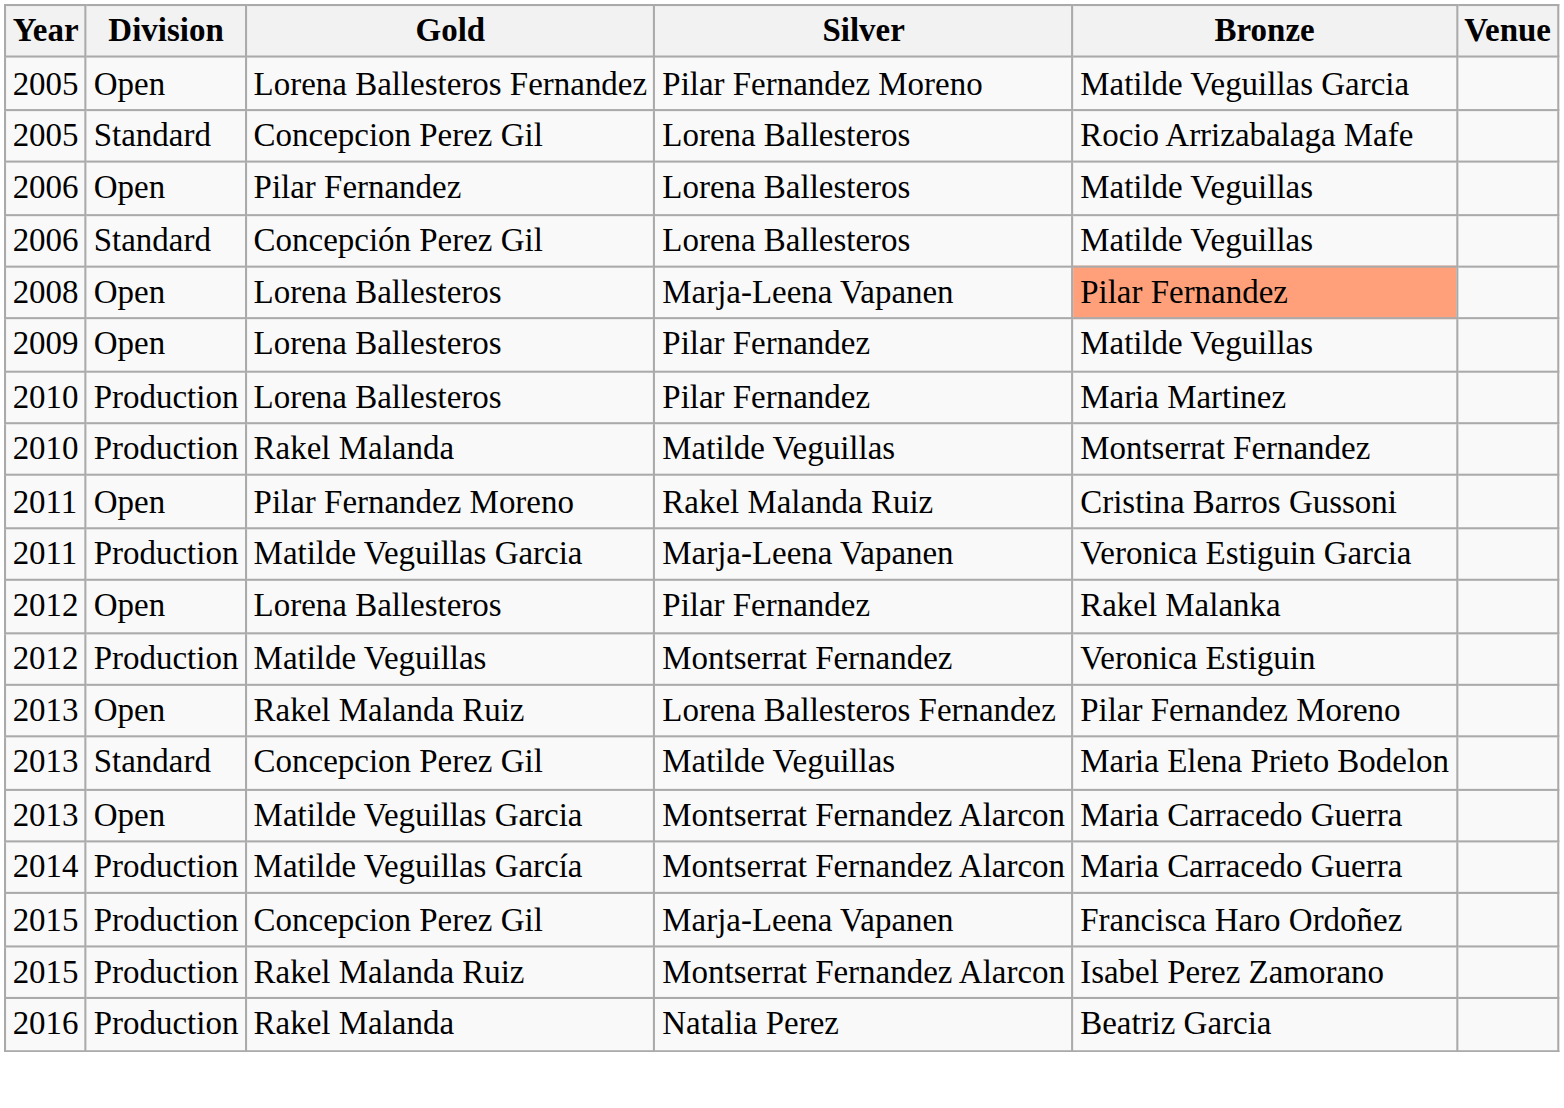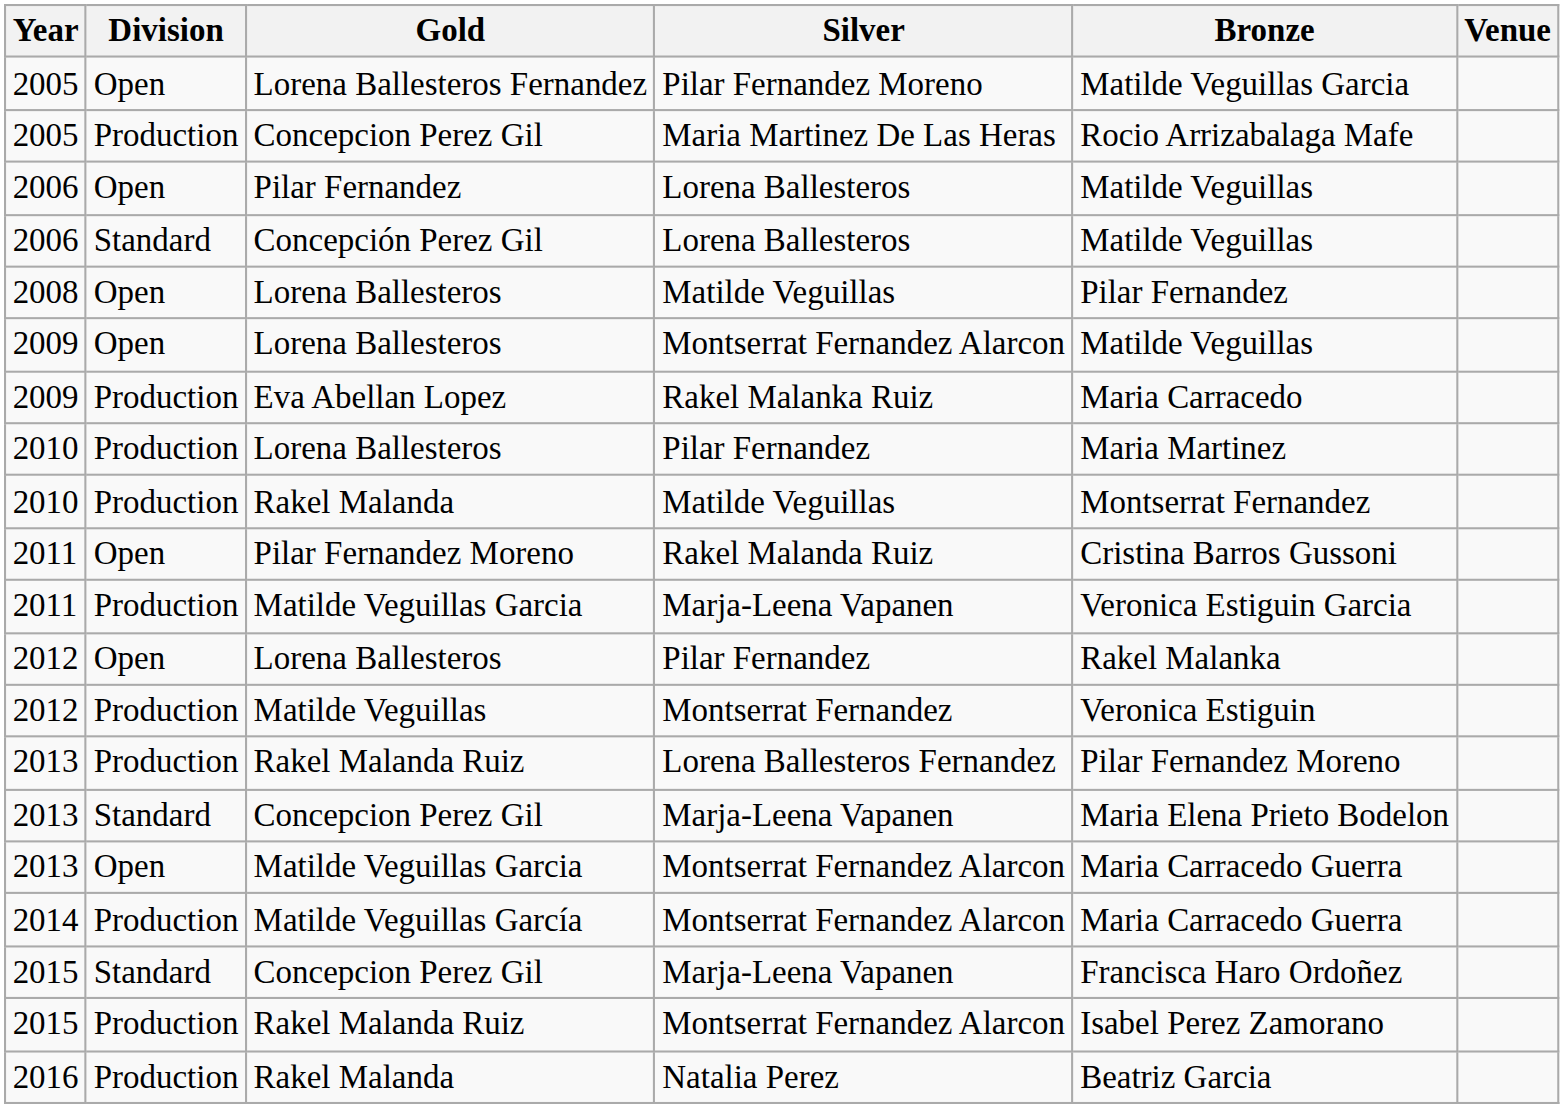(152, 135) Standard -> (166, 135) Production
(786, 135) Lorena Ballesteros -> (859, 135) Maria Martinez De Las Heras
(808, 291) Marja-Leena Vapanen -> (779, 291) Matilde Veguillas
(1184, 291) lightsalmon background -> (1184, 291) no background
(766, 344) Pilar Fernandez -> (864, 344) Montserrat Fernandez Alarcon
+ row: (46, 396)
(129, 710) Open -> (166, 762) Production
(779, 762) Matilde Veguillas -> (808, 814) Marja-Leena Vapanen
(166, 919) Production -> (152, 971) Standard
